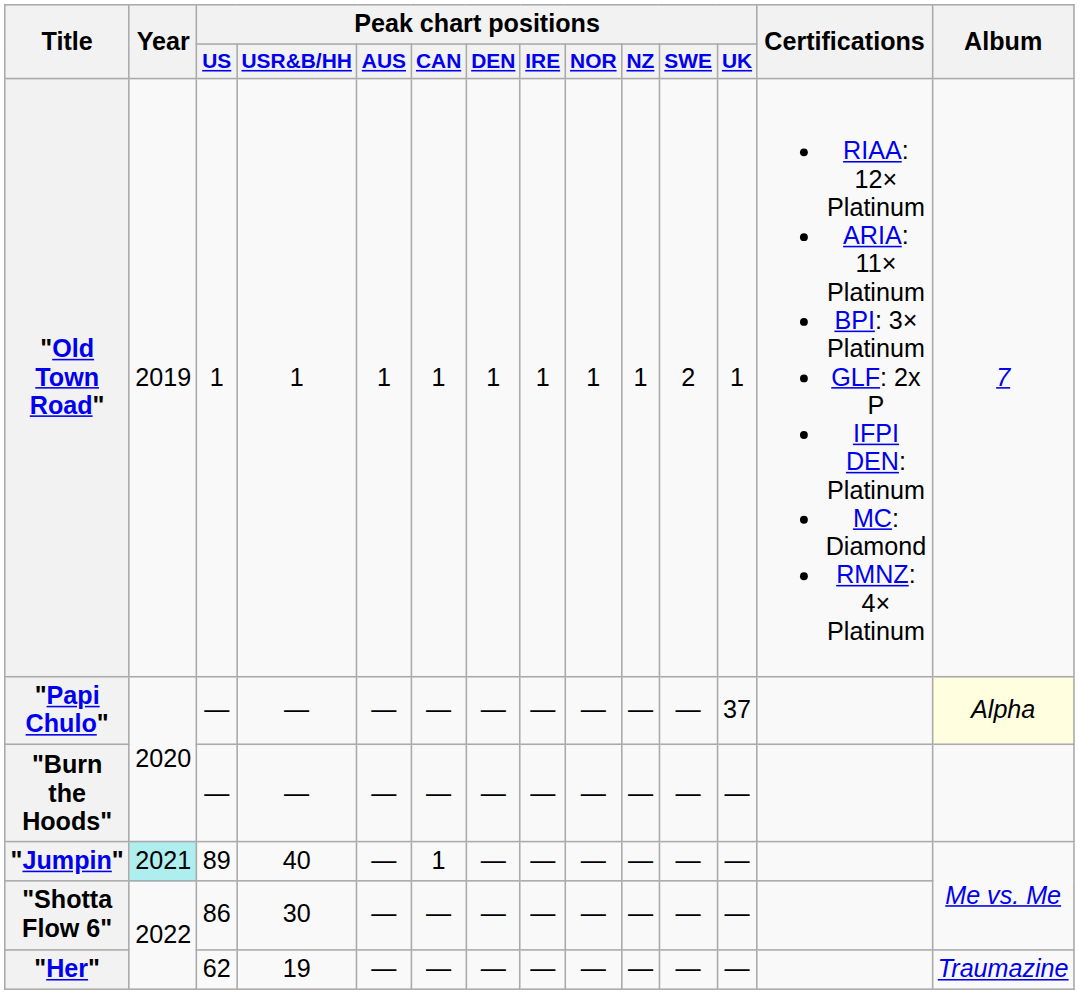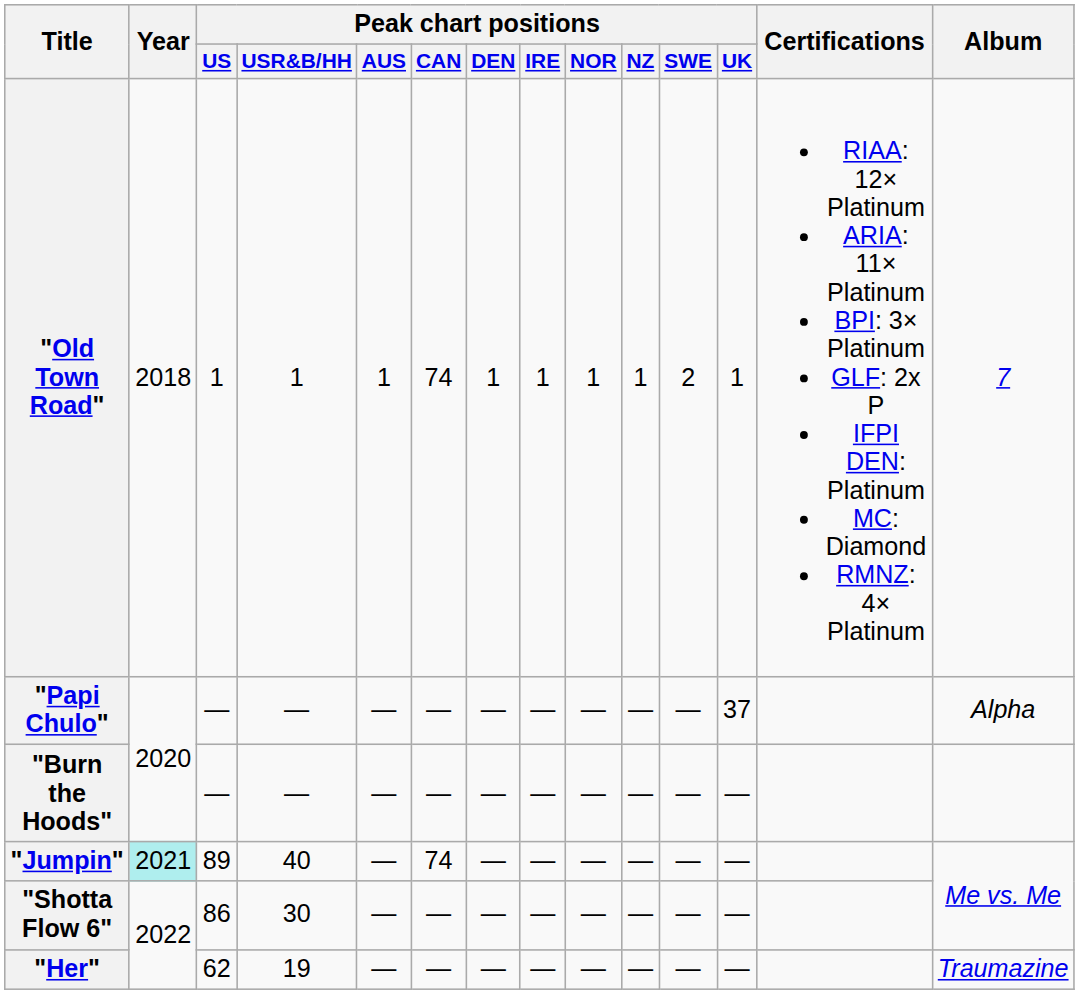(163, 377) 2019 -> (163, 377) 2018
(439, 377) 1 -> (439, 377) 74
(1003, 710) lightyellow background -> (1003, 710) no background
(439, 860) 1 -> (439, 860) 74
